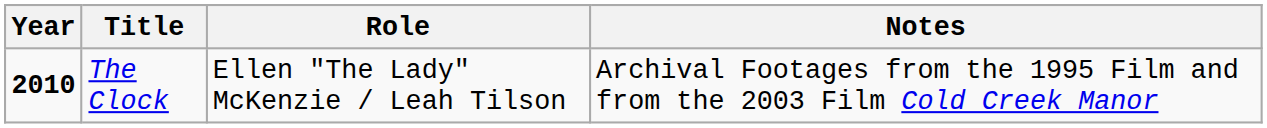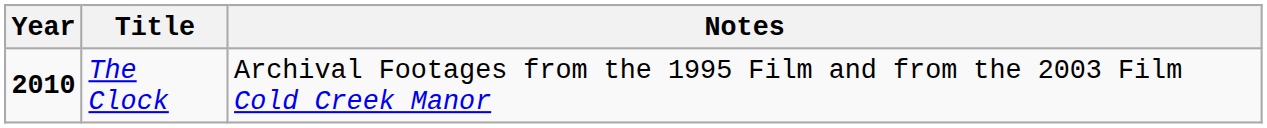- column: (398, 27)
